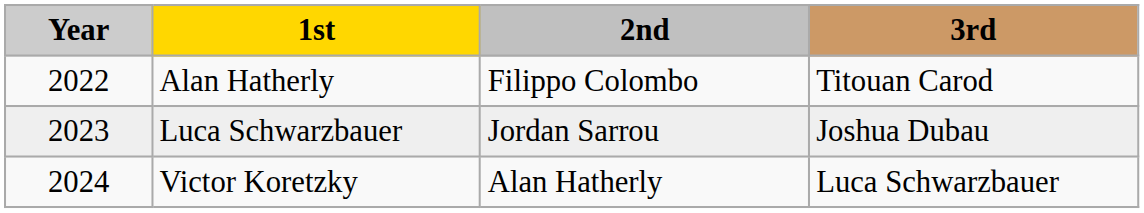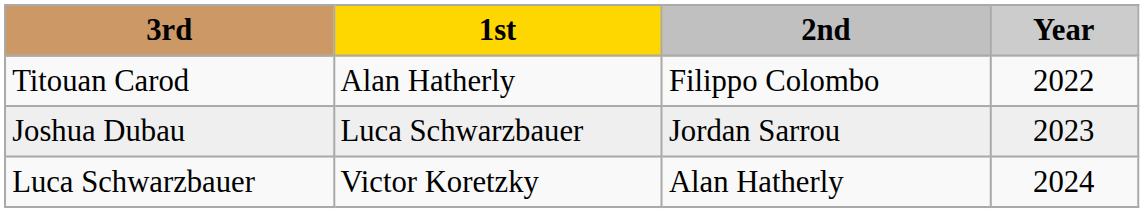columns swapped: (79, 30) <-> (973, 30)
